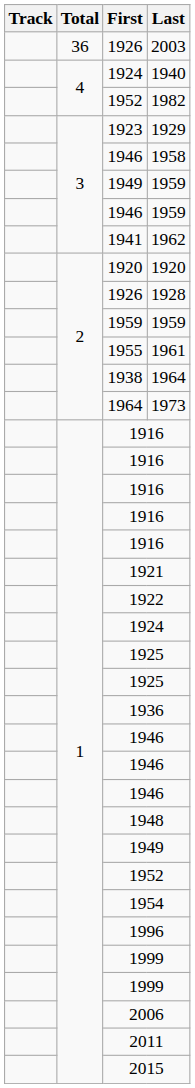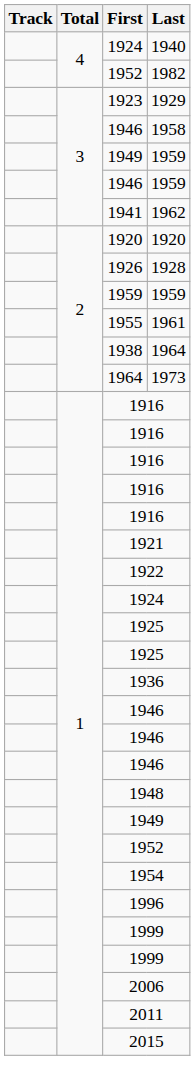- row: (125, 45)
